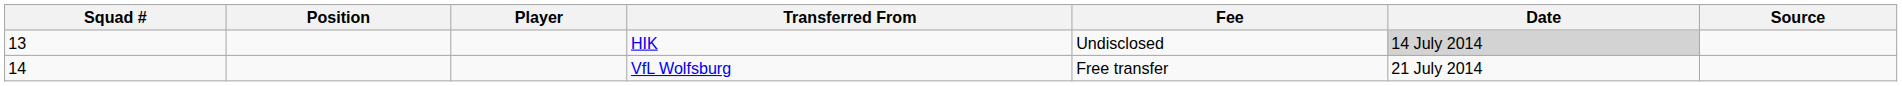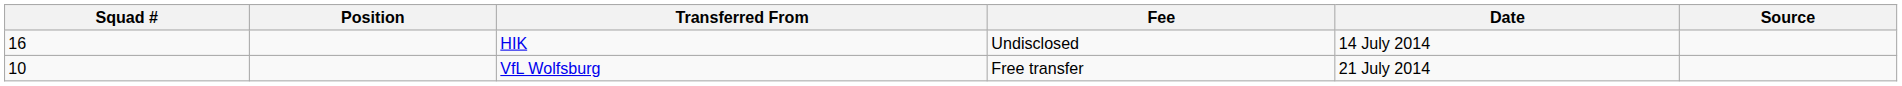- column: (539, 17)
(17, 43) 13 -> (17, 43) 16
(1437, 43) lightgrey background -> (1385, 43) no background
(17, 68) 14 -> (17, 68) 10
